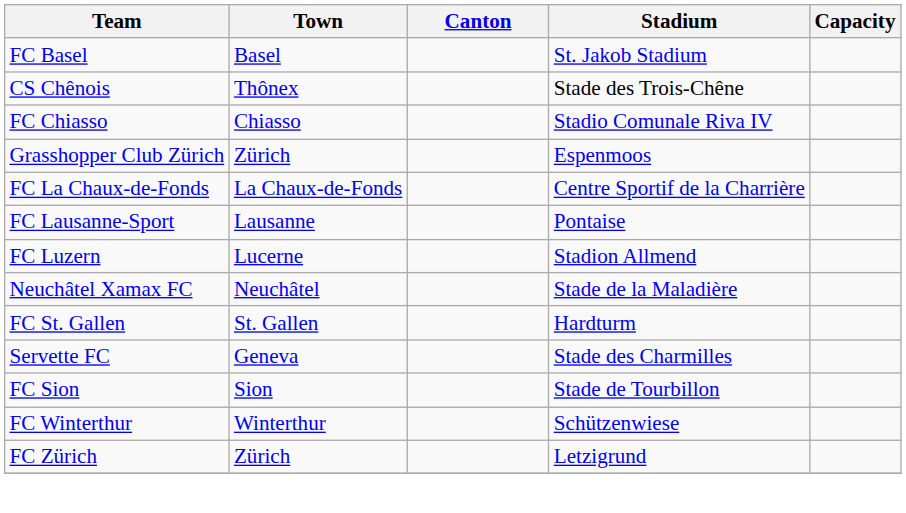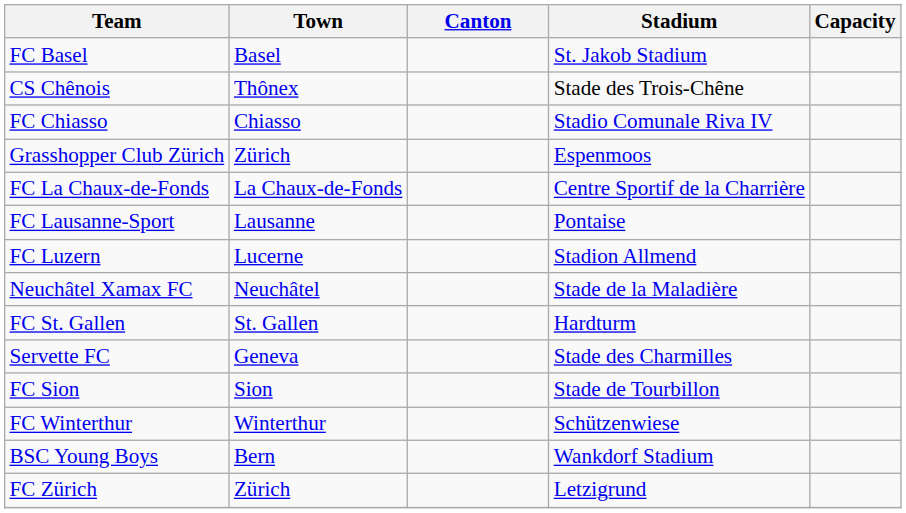+ row: (84, 456)
